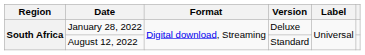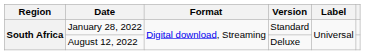(285, 27) Deluxe -> (290, 27) Standard
(290, 42) Standard -> (285, 42) Deluxe
